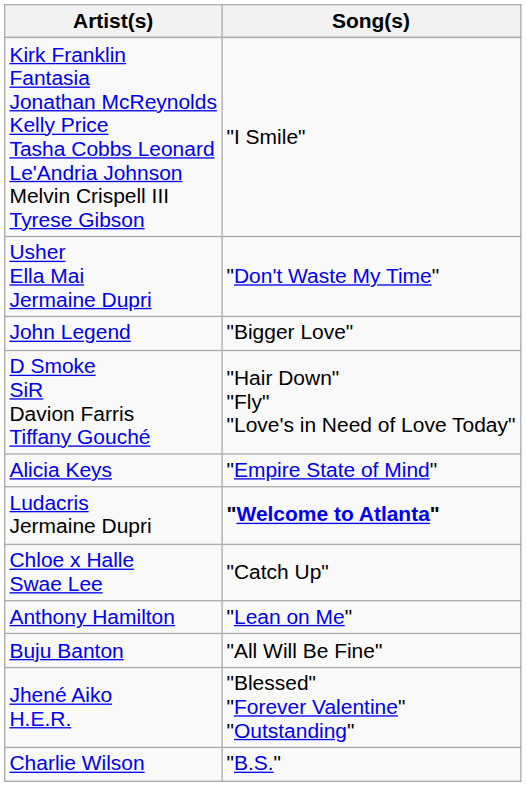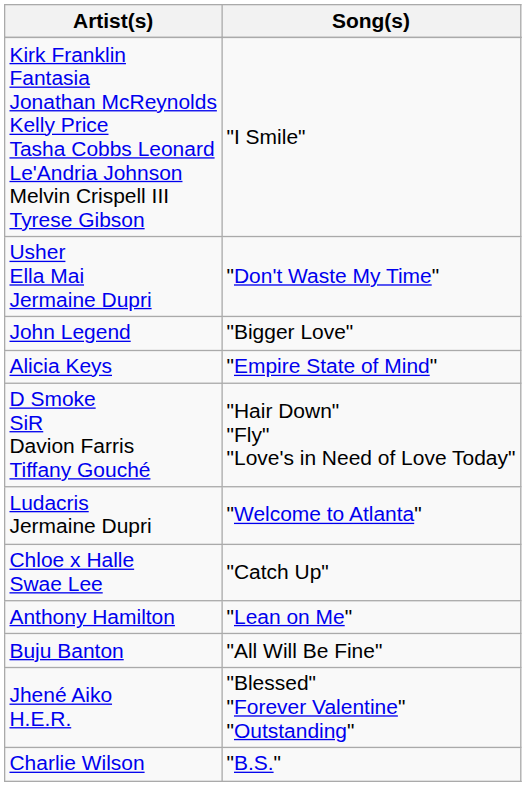rows swapped: (80, 401) <-> (61, 470)
(333, 515) bold -> (324, 515) normal
